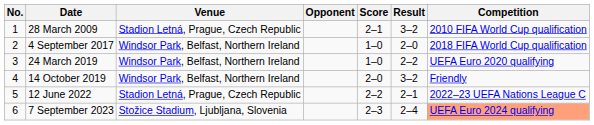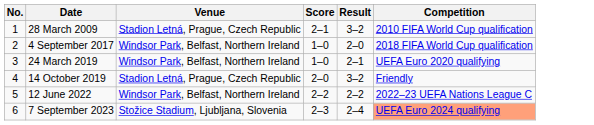- column: (330, 12)
(409, 62) 2–2 -> (355, 62) 2–1
(209, 78) Windsor Park, Belfast, Northern Ireland -> (210, 78) Stadion Letná, Prague, Czech Republic
(210, 95) Stadion Letná, Prague, Czech Republic -> (209, 95) Windsor Park, Belfast, Northern Ireland
(409, 95) 2–1 -> (355, 95) 2–2
